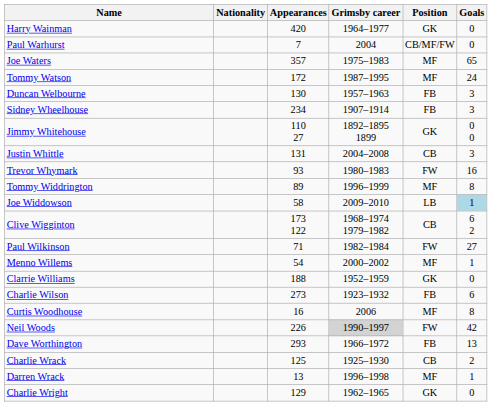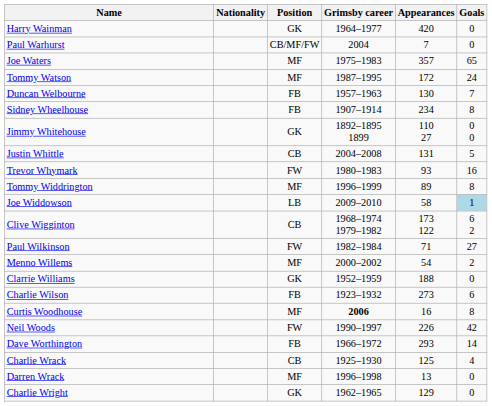columns swapped: (430, 12) <-> (298, 12)
(472, 93) 3 -> (472, 93) 7
(472, 110) 3 -> (472, 110) 8
(472, 154) 3 -> (472, 154) 5
(472, 263) 1 -> (472, 263) 2
(366, 311) normal -> (359, 311) bold
(366, 327) lightgrey background -> (359, 327) no background
(472, 344) 13 -> (472, 344) 14
(472, 360) 2 -> (472, 360) 4
(472, 376) 1 -> (472, 376) 0
